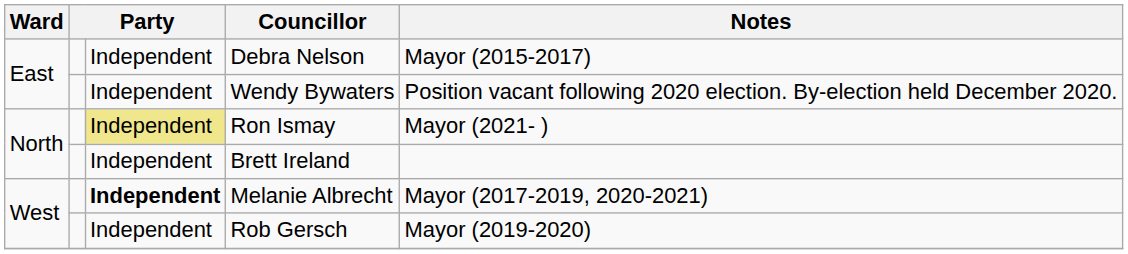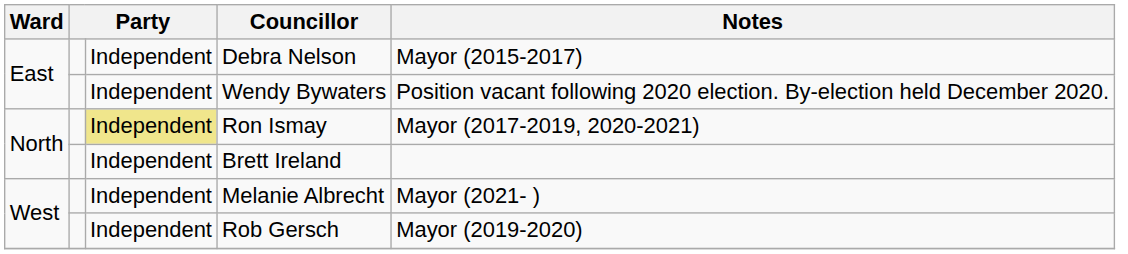(476, 126) Mayor (2021- ) -> (548, 126) Mayor (2017-2019, 2020-2021)
(155, 195) bold -> (151, 195) normal
(556, 195) Mayor (2017-2019, 2020-2021) -> (468, 195) Mayor (2021- )
